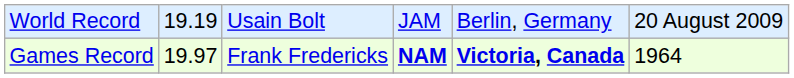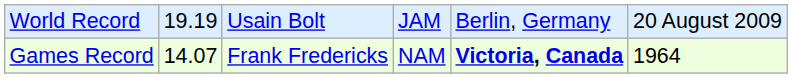(191, 55) 19.97 -> (191, 55) 14.07
(422, 55) bold -> (422, 55) normal
